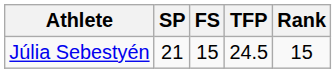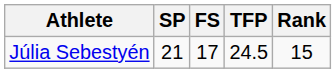(207, 52) 15 -> (207, 52) 17
